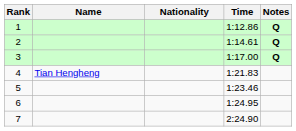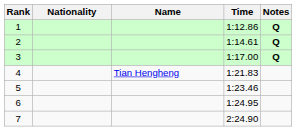columns swapped: (88, 12) <-> (184, 12)
